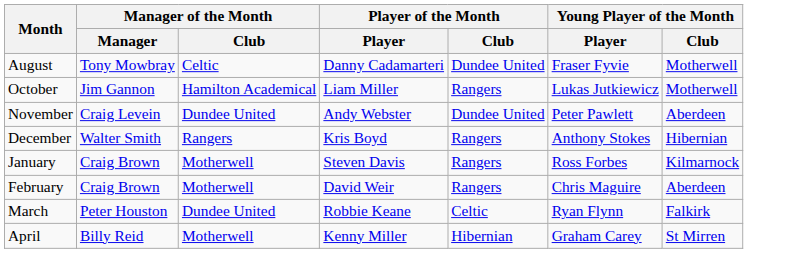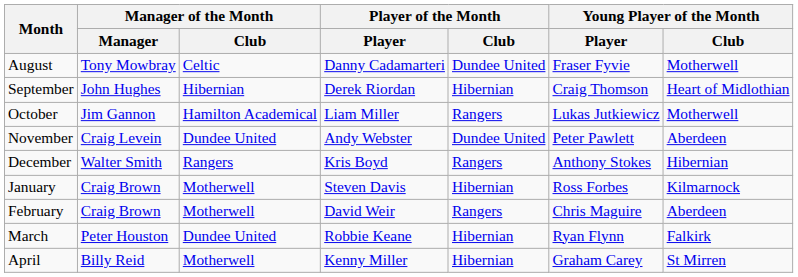+ row: (41, 89)
(476, 162) Rangers -> (483, 187) Hibernian
(469, 211) Celtic -> (483, 235) Hibernian
